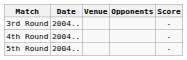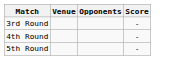- column: (66, 11)
